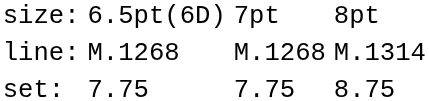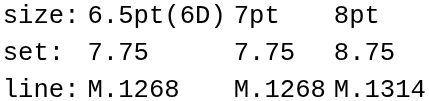rows swapped: (33, 91) <-> (41, 53)
